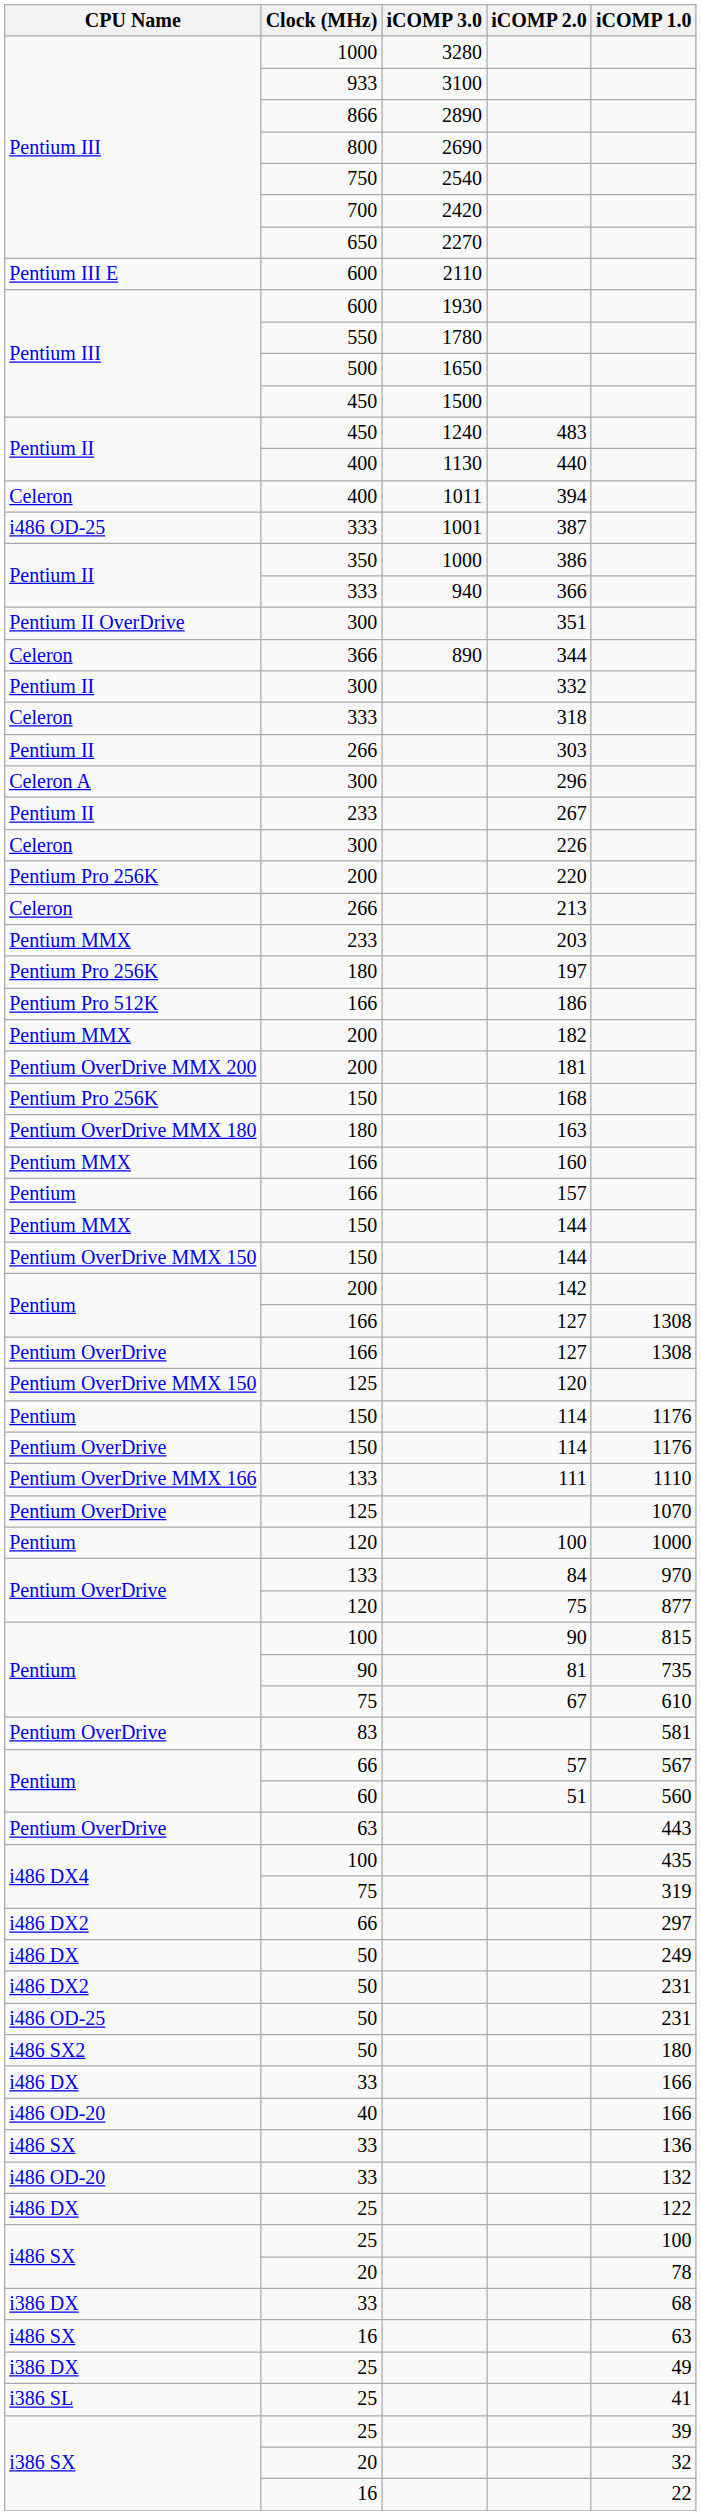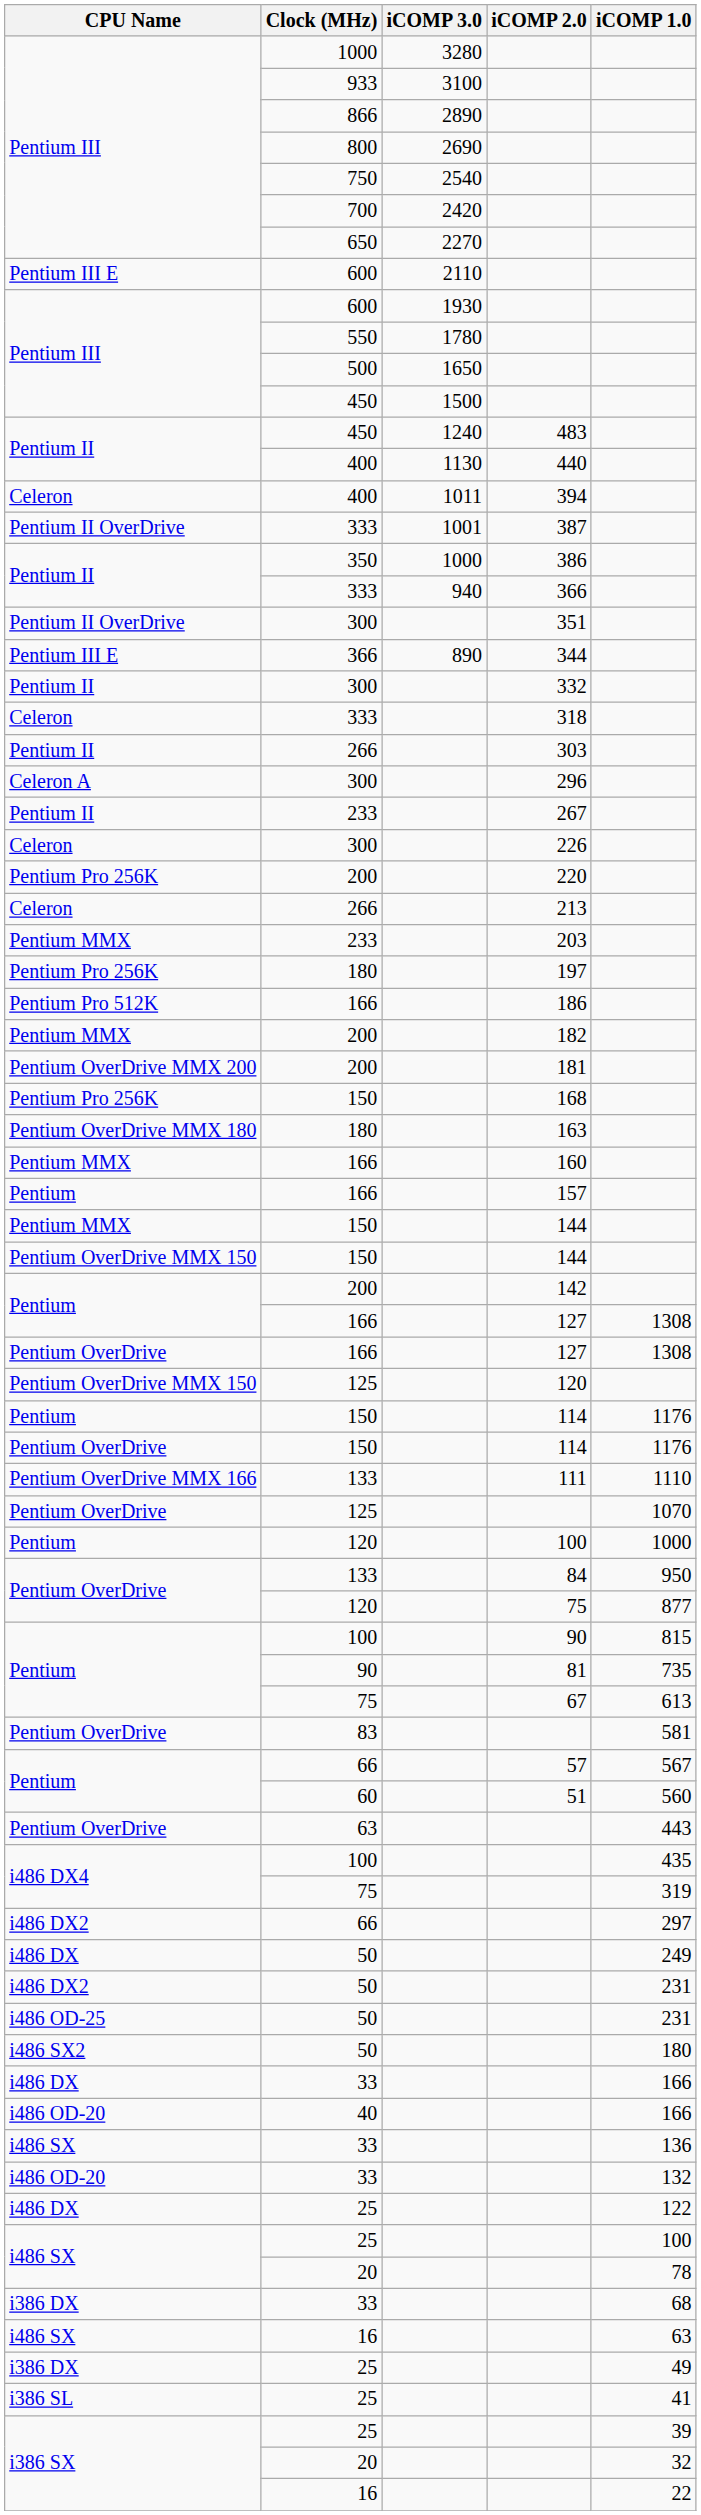(57, 527) i486 OD-25 -> (97, 527) Pentium II OverDrive
(41, 654) Celeron -> (64, 654) Pentium III E
(677, 1574) 970 -> (677, 1574) 950
(677, 1701) 610 -> (677, 1701) 613
